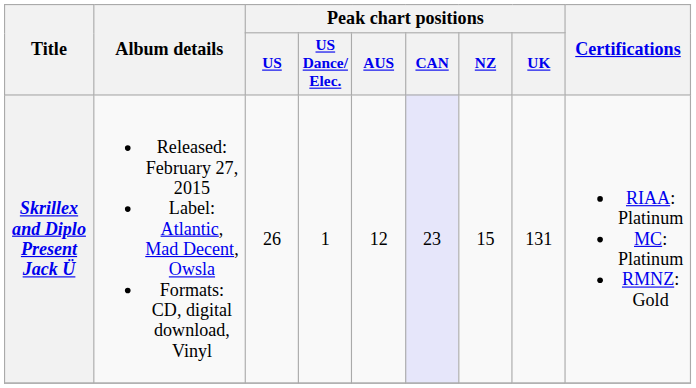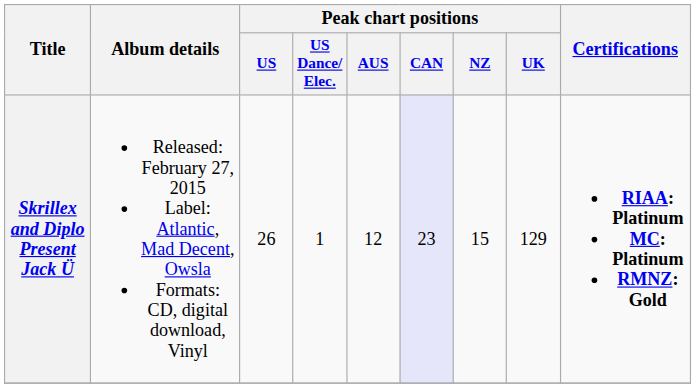(539, 238) 131 -> (533, 238) 129
(628, 249) normal -> (625, 249) bold
